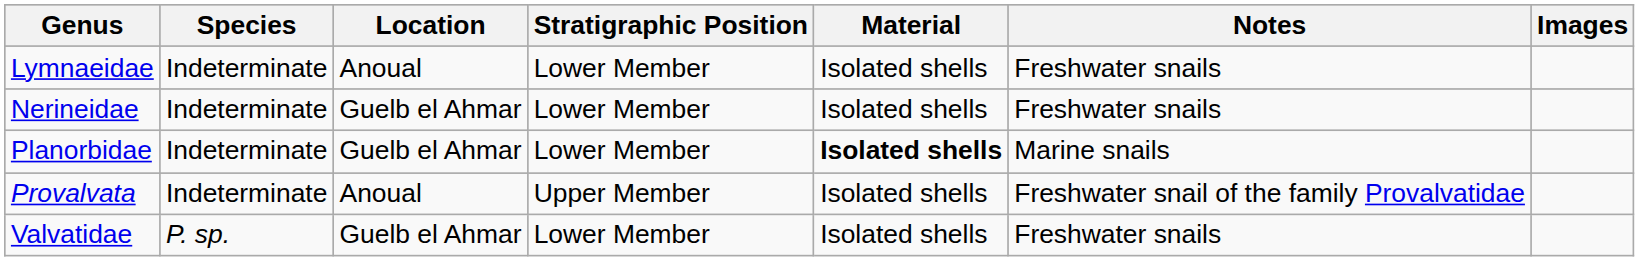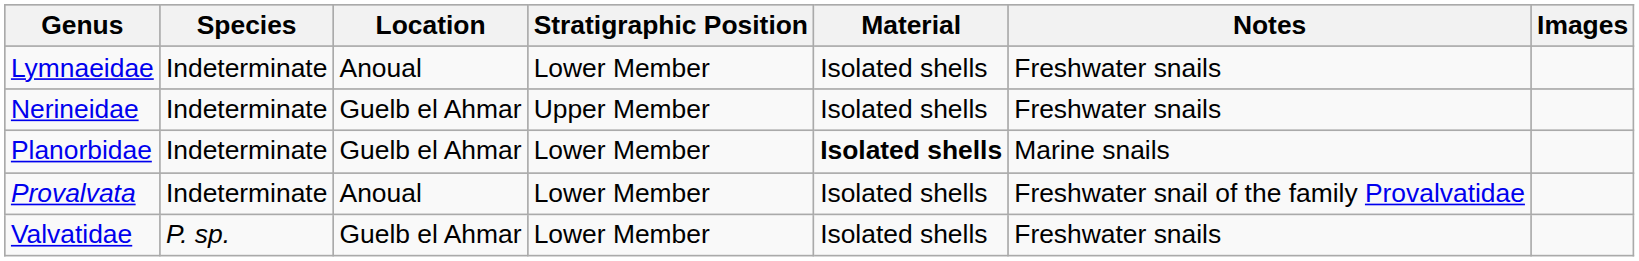(622, 109) Lower Member -> (622, 109) Upper Member
(622, 192) Upper Member -> (622, 192) Lower Member
